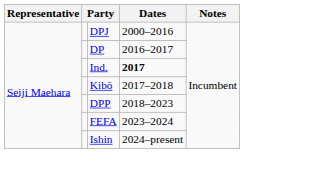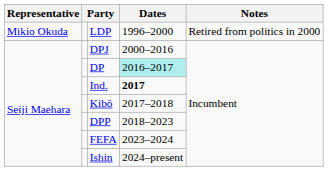+ row: (101, 31)
(148, 49) no background -> (148, 67) paleturquoise background
